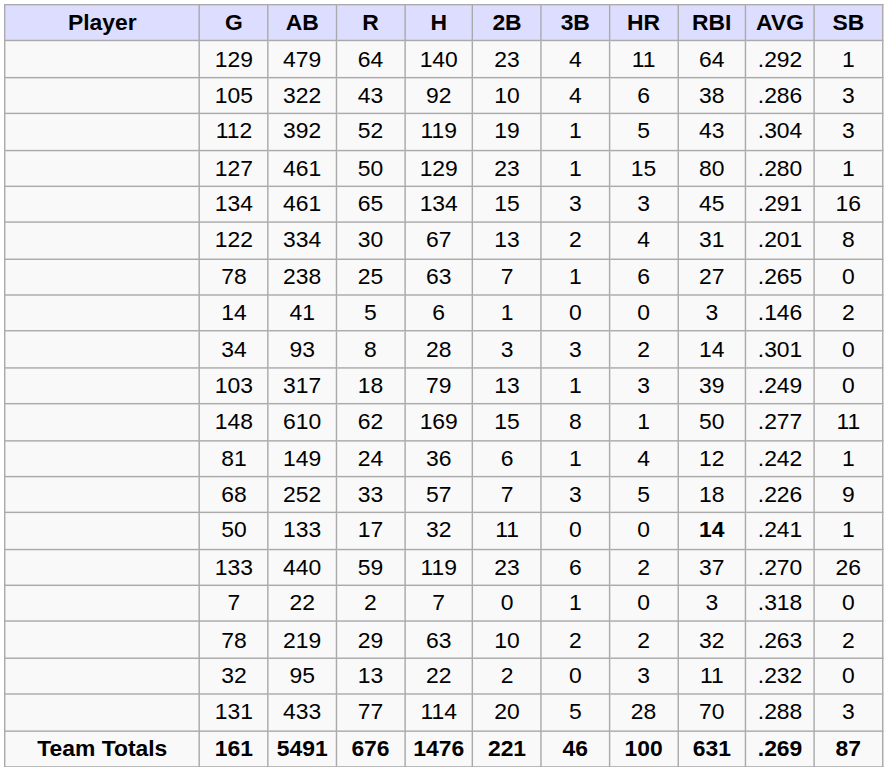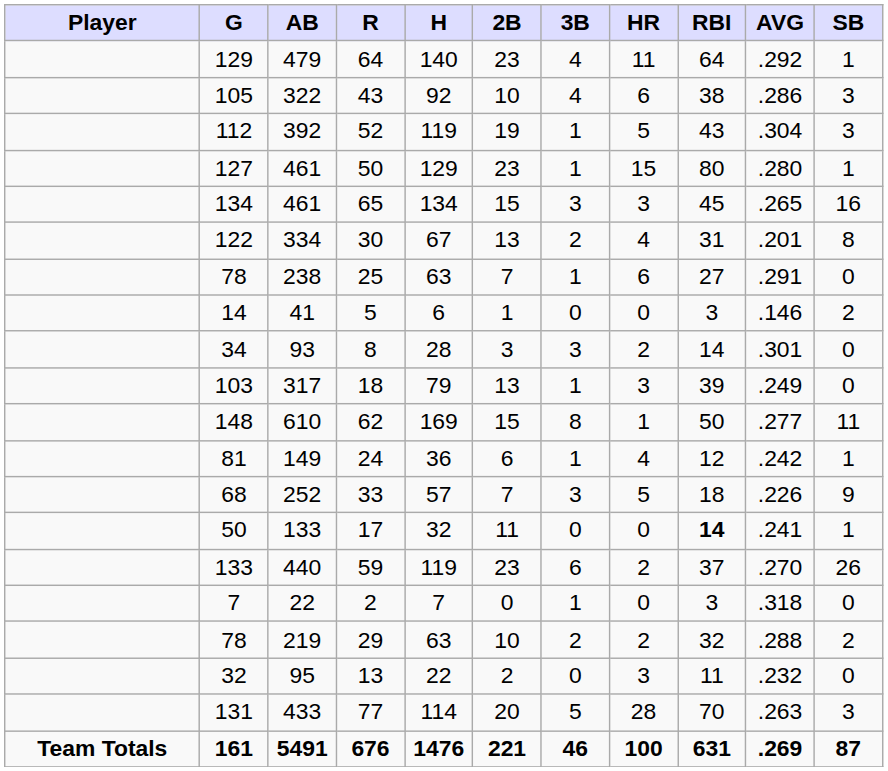(780, 204) .291 -> (780, 204) .265
(780, 276) .265 -> (780, 276) .291
(780, 639) .263 -> (780, 639) .288
(780, 712) .288 -> (780, 712) .263
